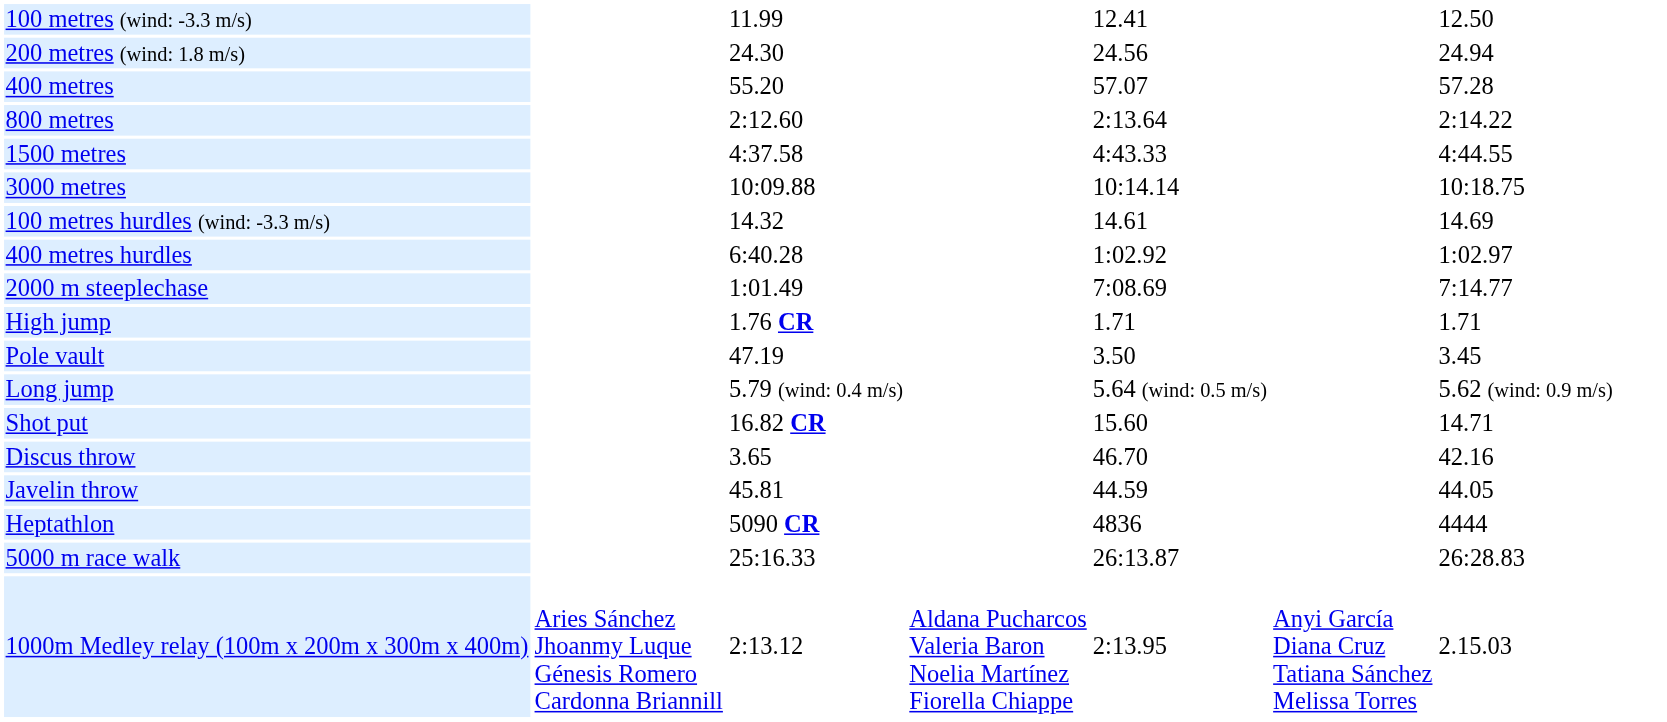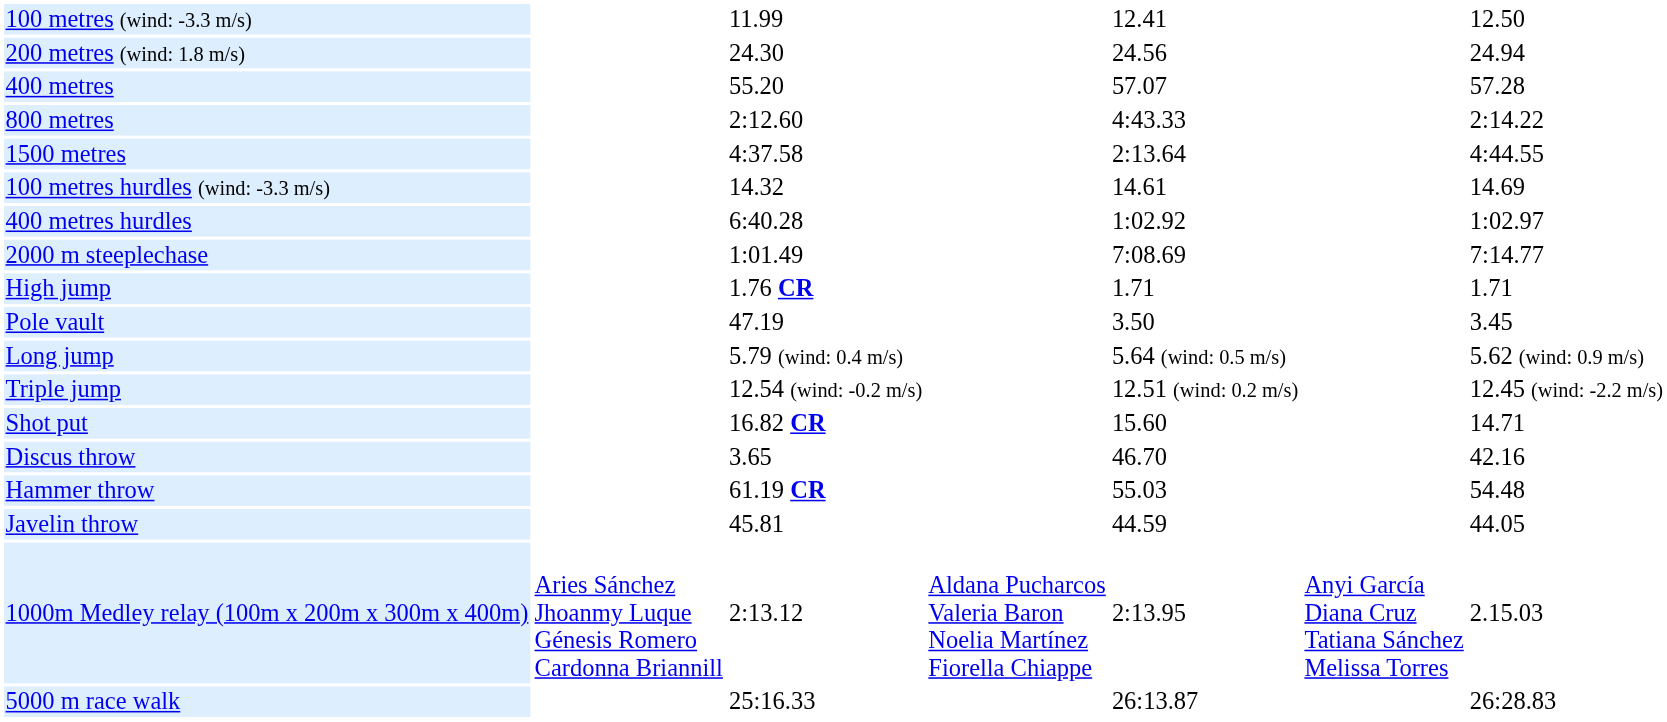(1130, 120) 2:13.64 -> (1149, 120) 4:43.33
(1130, 153) 4:43.33 -> (1149, 153) 2:13.64
- row: (66, 187)
+ row: (63, 389)
+ row: (80, 490)
- row: (60, 523)
rows swapped: (93, 557) <-> (267, 646)
